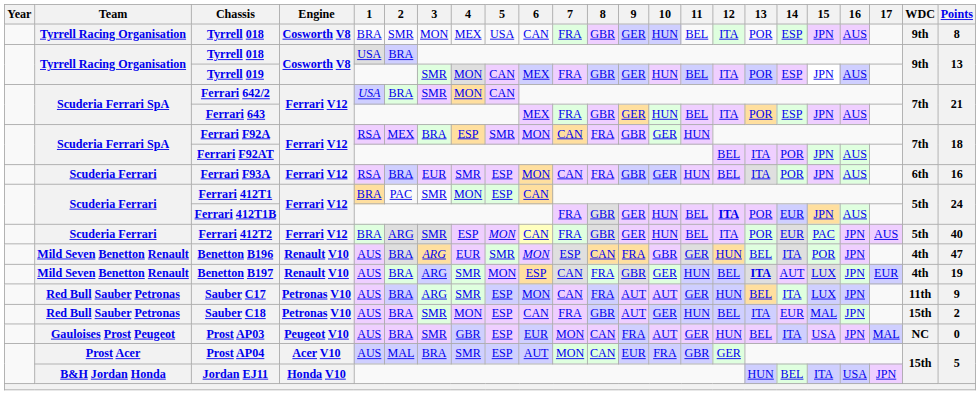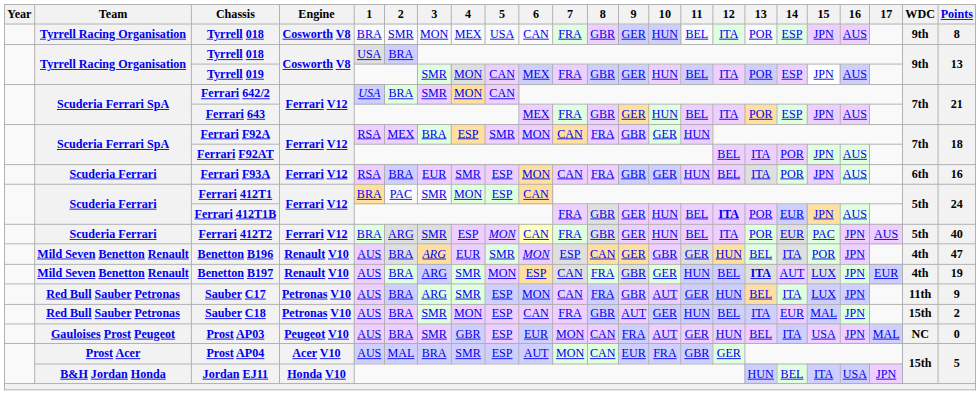(634, 253) FRA -> (634, 253) GER
(634, 293) AUT -> (634, 293) GBR
